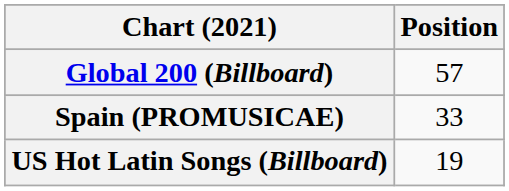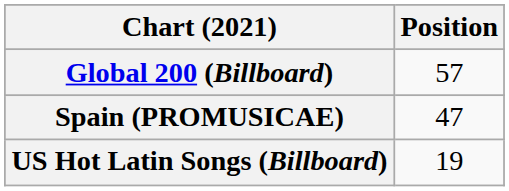(449, 116) 33 -> (449, 116) 47
